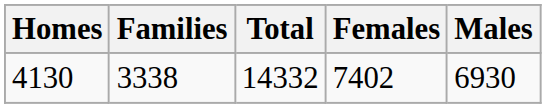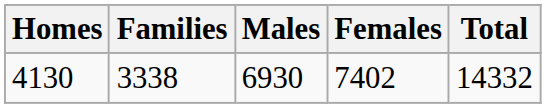columns swapped: (494, 28) <-> (280, 28)
